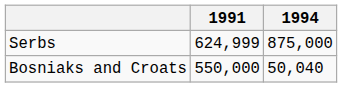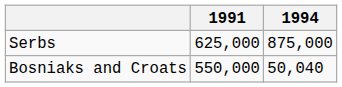(227, 43) 624,999 -> (227, 43) 625,000
